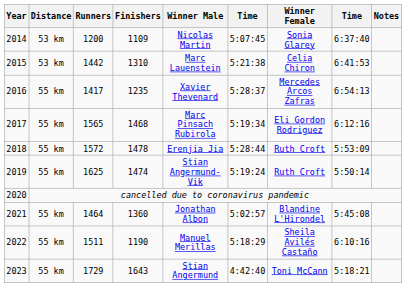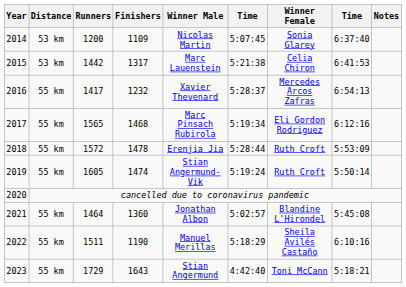(138, 63) 1310 -> (138, 63) 1317
(138, 92) 1235 -> (138, 92) 1232
(93, 172) 1625 -> (93, 172) 1605
